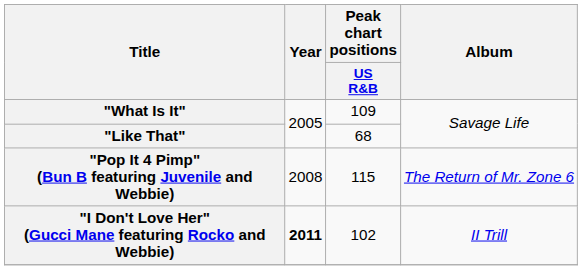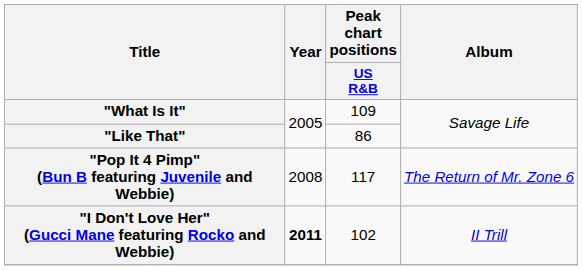(363, 135) 68 -> (363, 135) 86
(363, 176) 115 -> (363, 176) 117
